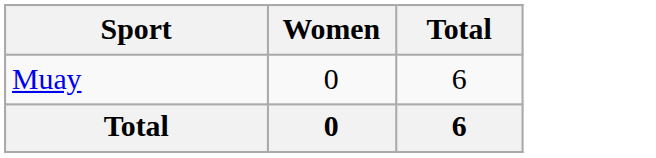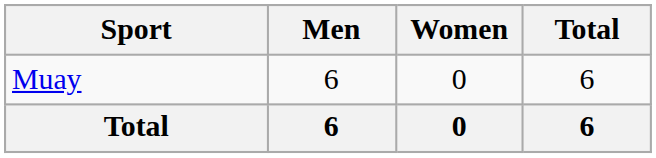+ column: (331, 29)
